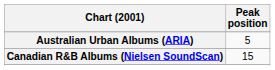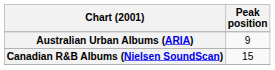(248, 40) 5 -> (248, 40) 9
